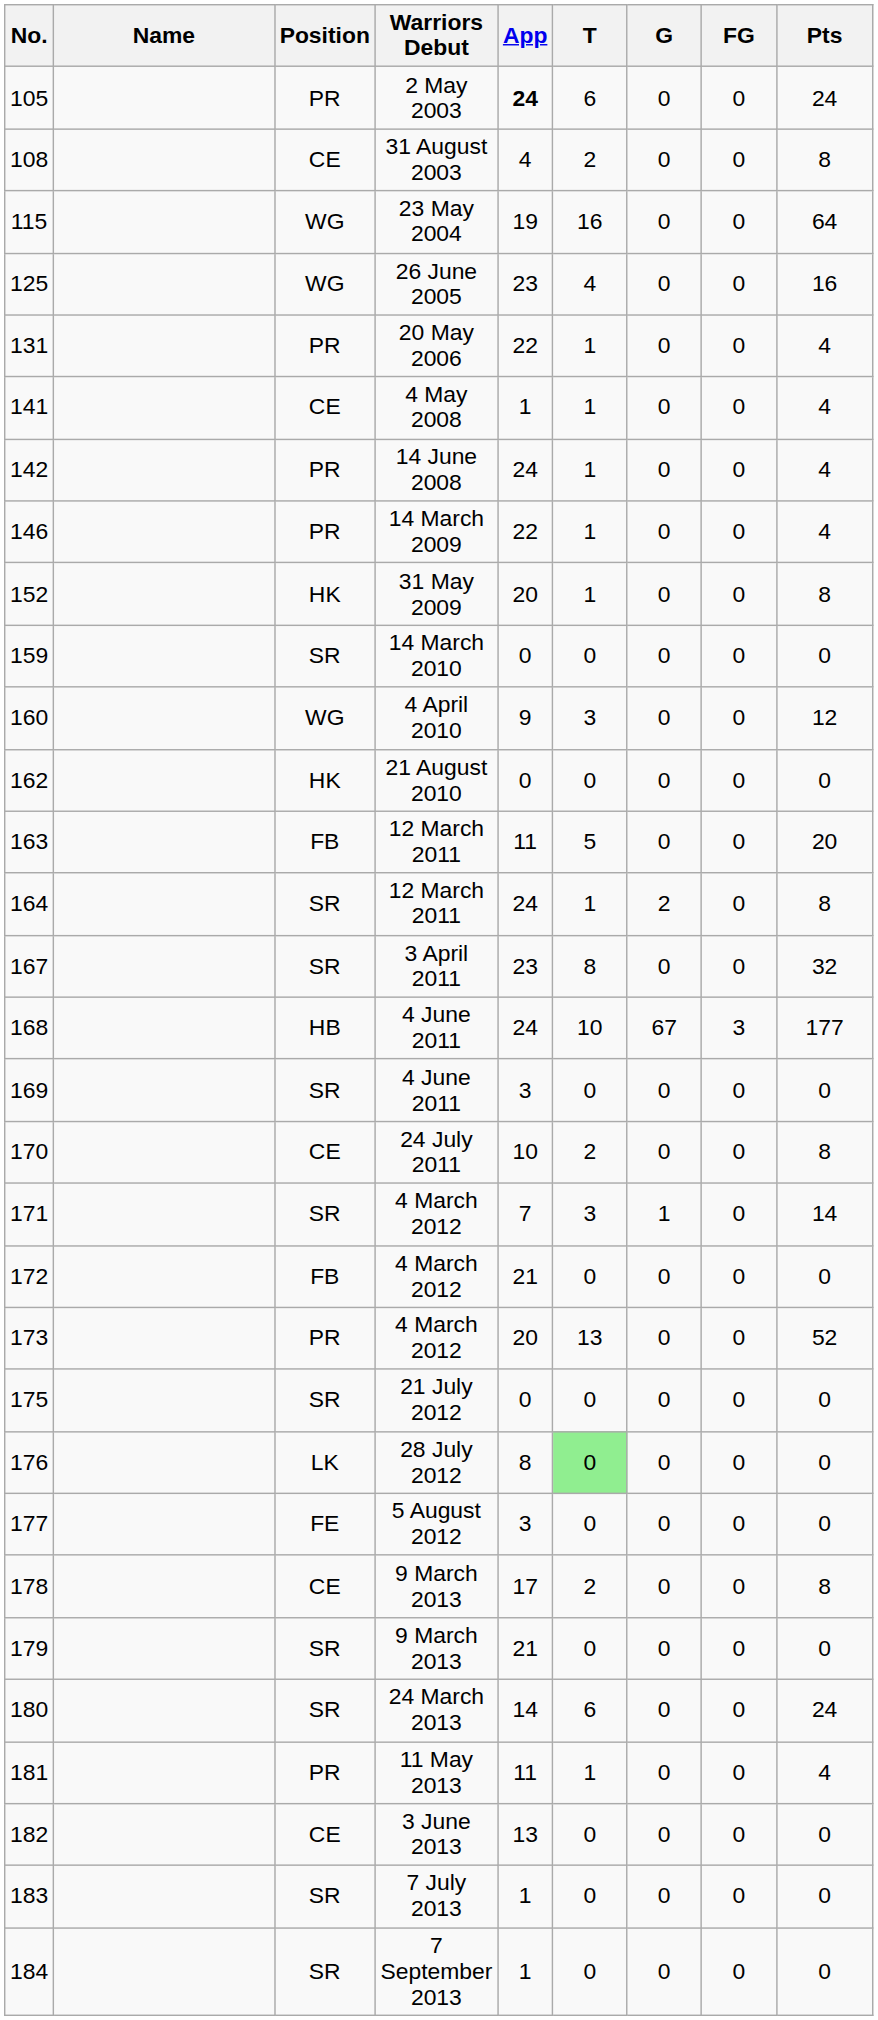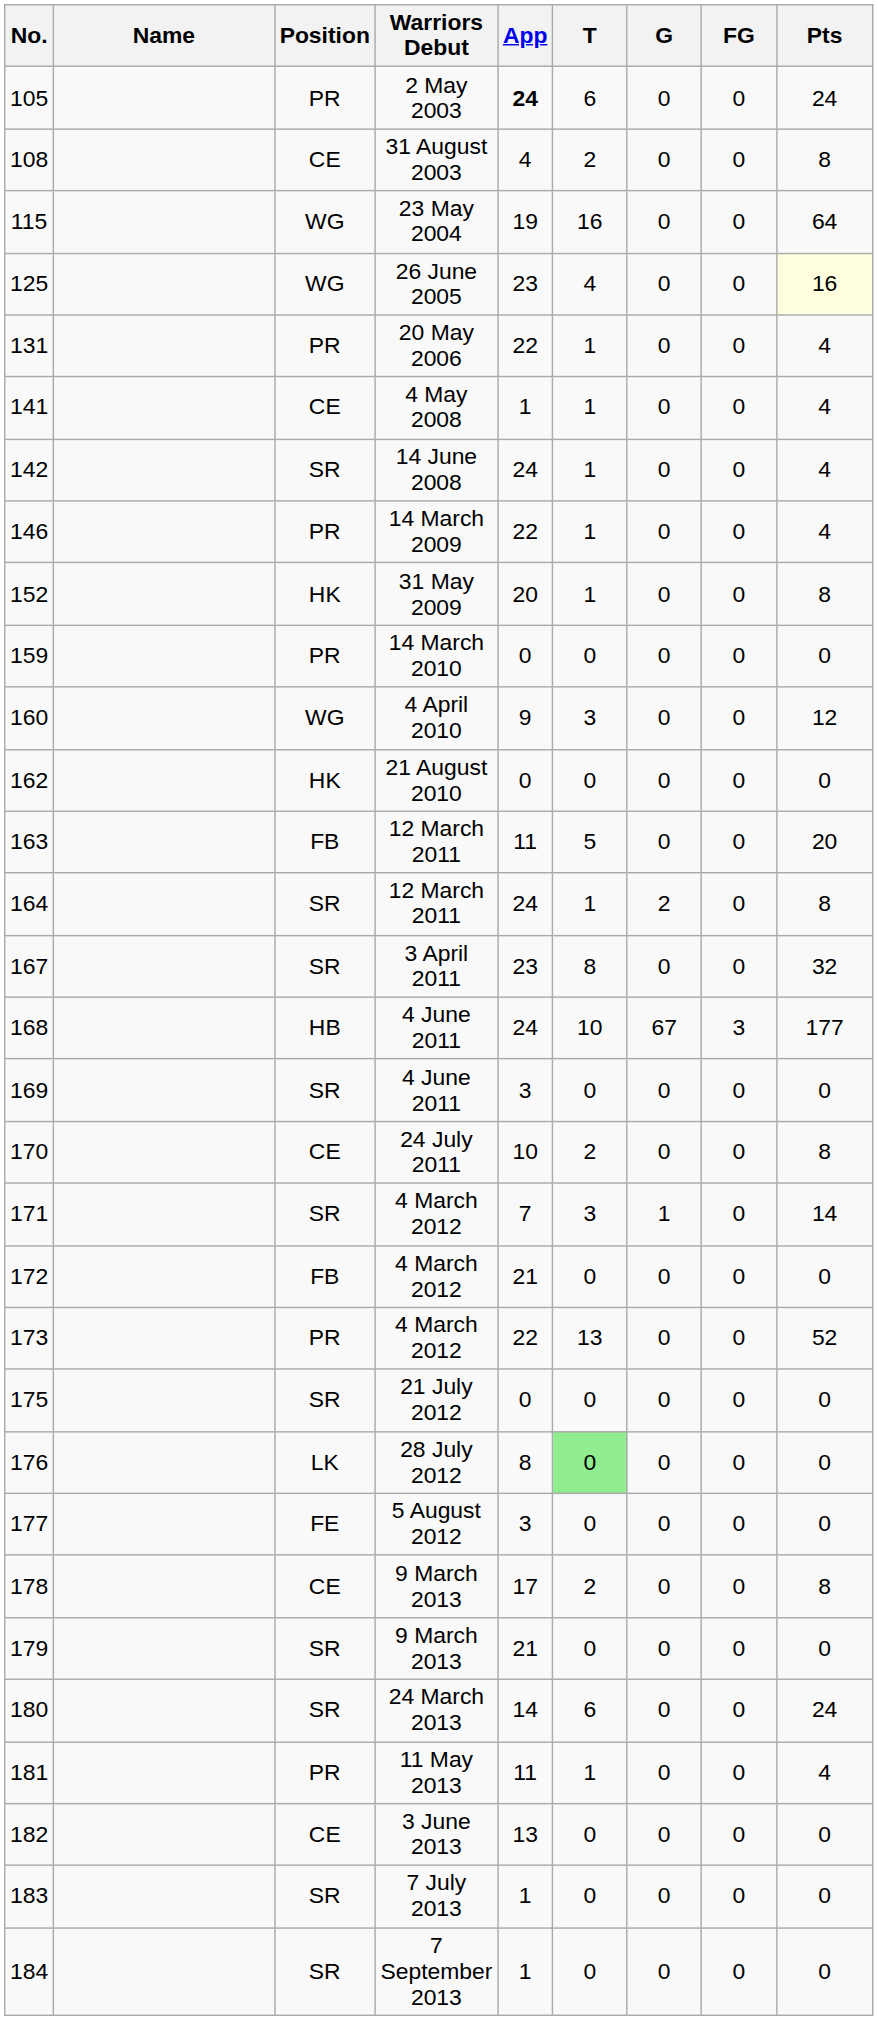(825, 283) no background -> (825, 283) lightyellow background
(325, 469) PR -> (325, 469) SR
(325, 655) SR -> (325, 655) PR
(525, 1338) 20 -> (525, 1338) 22
